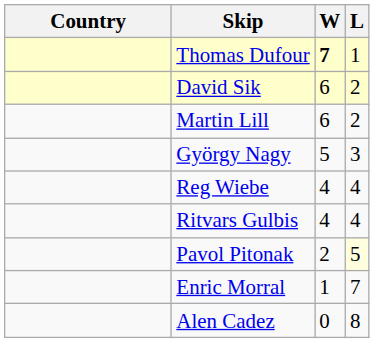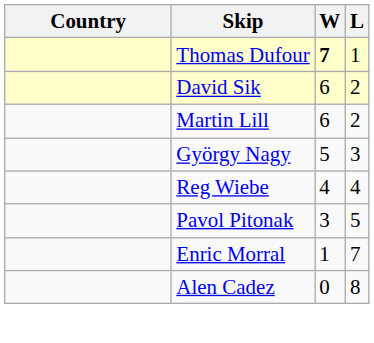- row: (237, 220)
(325, 253) 2 -> (325, 220) 3
(355, 253) lightyellow background -> (355, 220) no background
